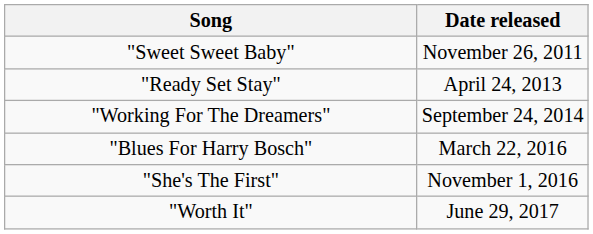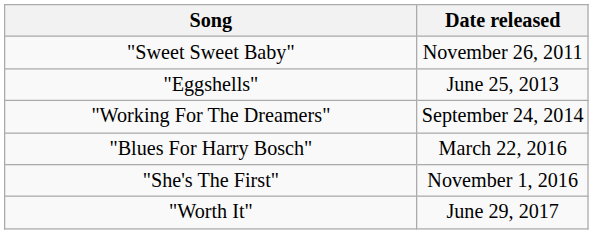- row: (211, 84)
+ row: (211, 84)
